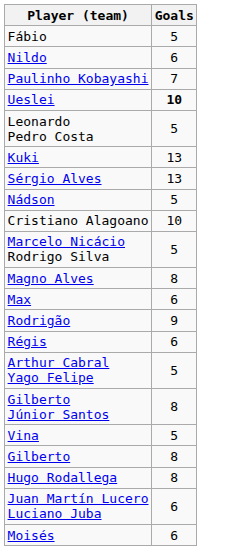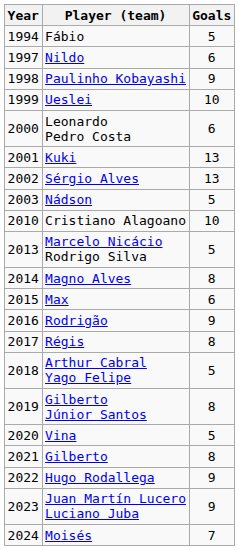+ column: (23, 15)
(174, 79) 7 -> (212, 79) 9
(174, 100) bold -> (212, 100) normal
(174, 129) 5 -> (212, 129) 6
(174, 342) 6 -> (212, 342) 8
(174, 478) 8 -> (212, 478) 9
(174, 506) 6 -> (212, 506) 9
(174, 535) 6 -> (212, 535) 7
